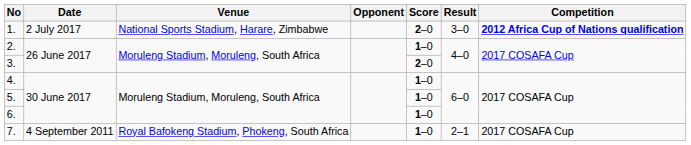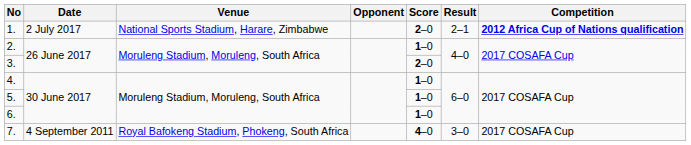(460, 30) 3–0 -> (460, 30) 2–1
(424, 132) 1–0 -> (424, 132) 4–0
(460, 132) 2–1 -> (460, 132) 3–0
